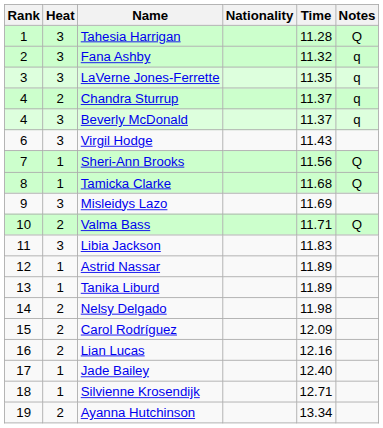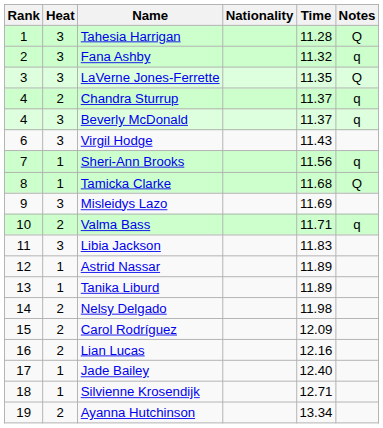(357, 78) q -> (357, 78) Q
(357, 162) Q -> (357, 162) q
(357, 224) Q -> (357, 224) q
